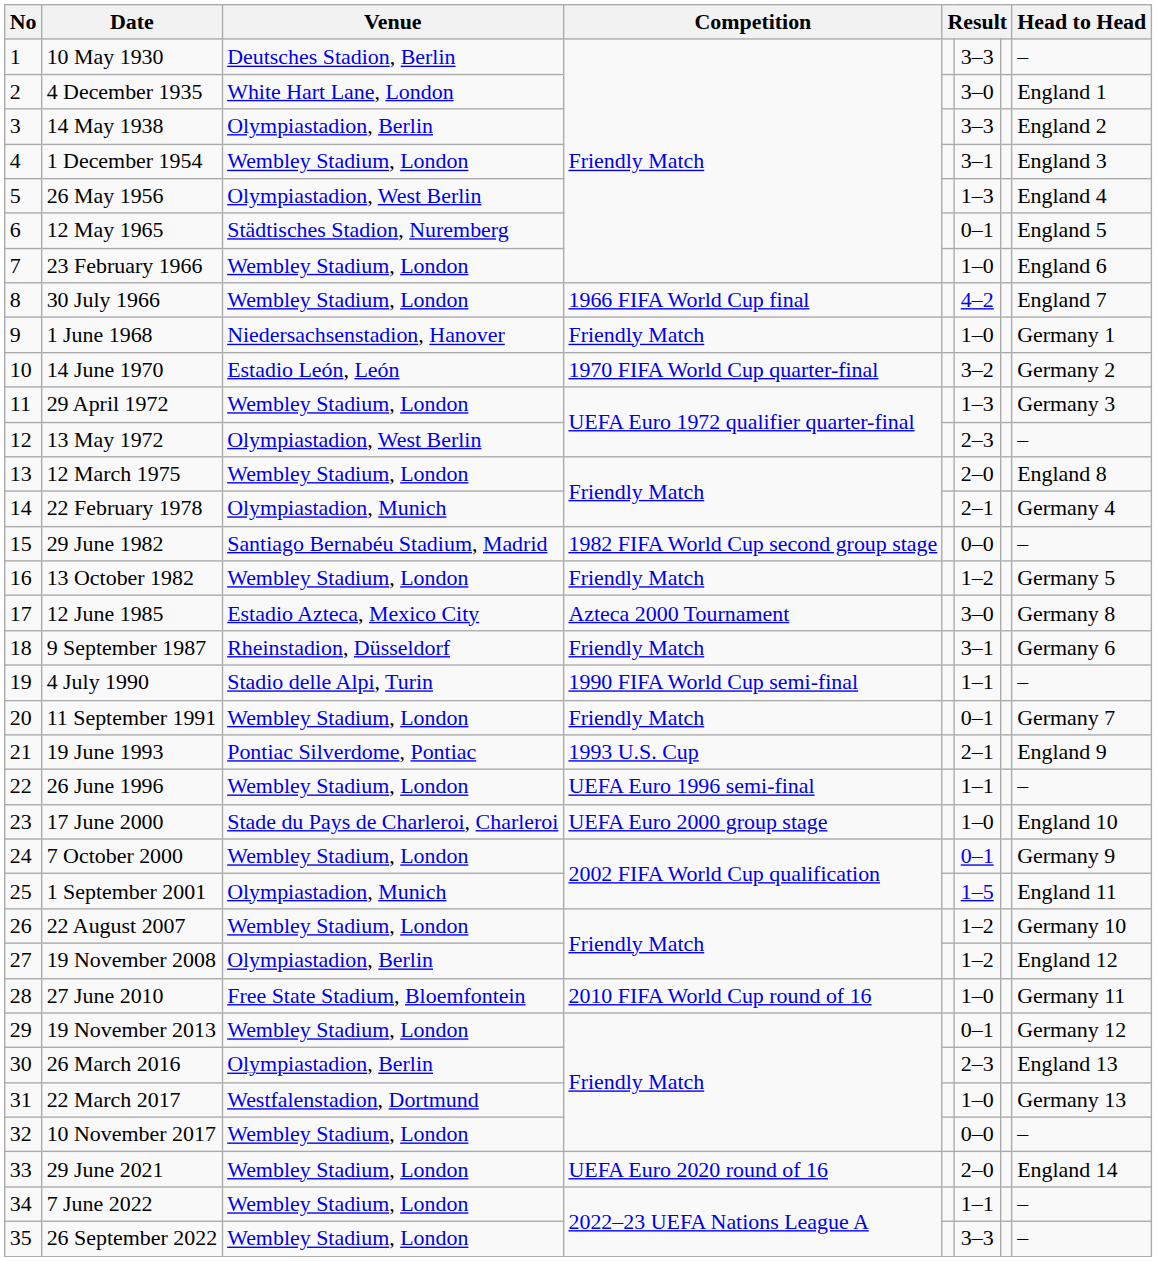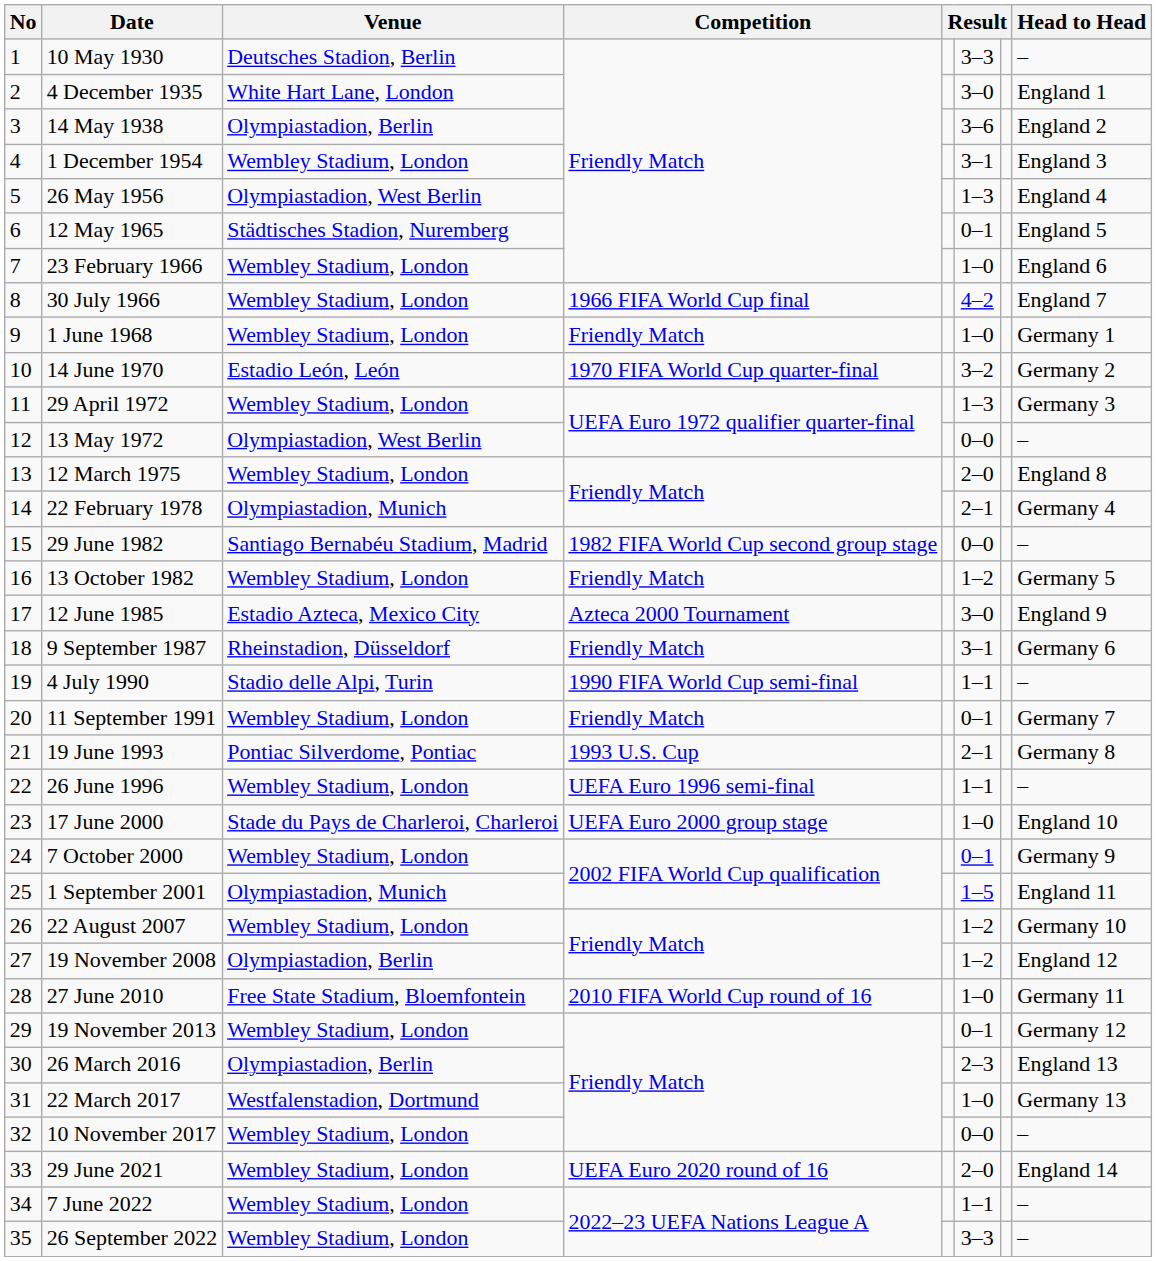(977, 126) 3–3 -> (977, 126) 3–6
(366, 334) Niedersachsenstadion, Hanover -> (348, 334) Wembley Stadium, London
(977, 439) 2–3 -> (977, 439) 0–0
(1066, 612) Germany 8 -> (1062, 612) England 9
(1062, 751) England 9 -> (1066, 751) Germany 8
